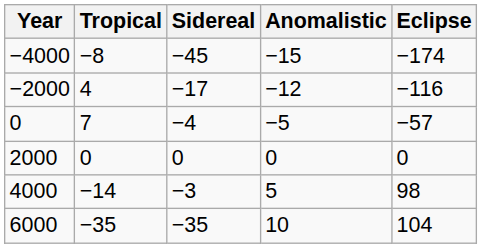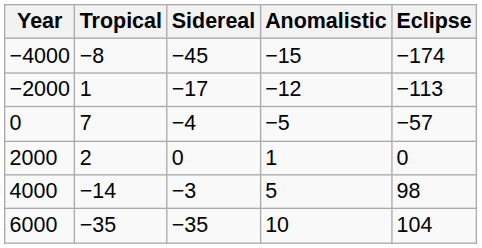(86, 89) 4 -> (86, 89) 1
(420, 89) −116 -> (420, 89) −113
(86, 157) 0 -> (86, 157) 2
(271, 157) 0 -> (271, 157) 1
